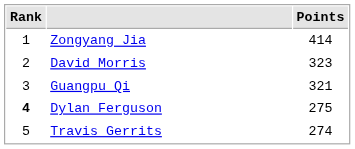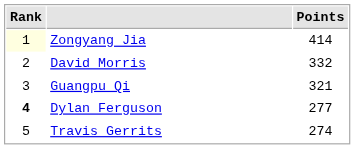(26, 41) no background -> (26, 41) lightyellow background
(320, 64) 323 -> (320, 64) 332
(320, 109) 275 -> (320, 109) 277
